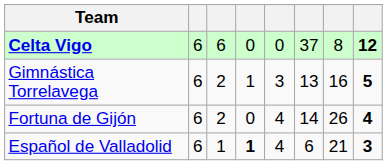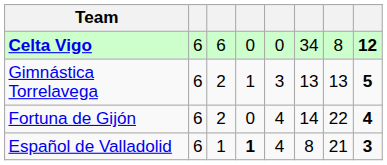(309, 45) 37 -> (309, 45) 34
(338, 82) 16 -> (338, 82) 13
(338, 118) 26 -> (338, 118) 22
(309, 145) 6 -> (309, 145) 8
